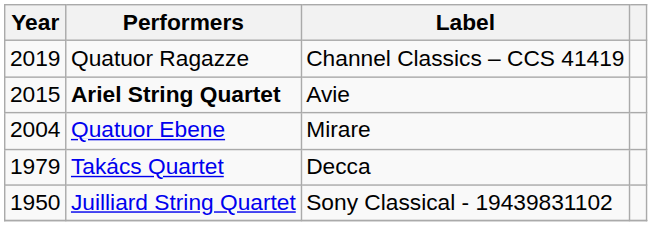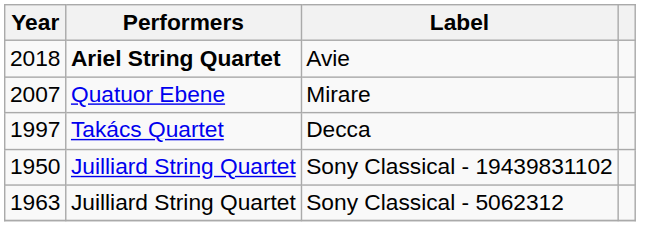- row: (465, 58)
(35, 94) 2015 -> (35, 58) 2018
(35, 130) 2004 -> (35, 94) 2007
(35, 166) 1979 -> (35, 130) 1997
+ row: (435, 202)
